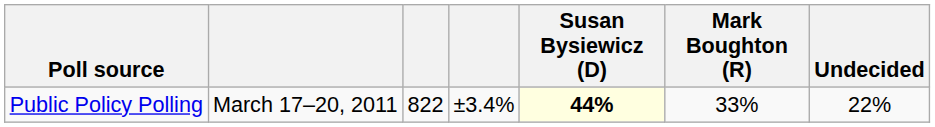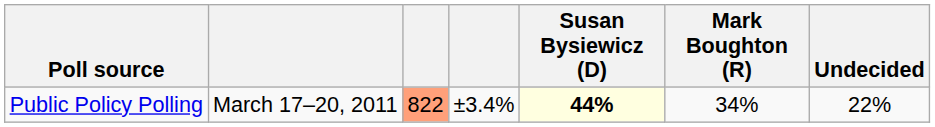(425, 104) no background -> (425, 104) lightsalmon background
(737, 104) 33% -> (737, 104) 34%
